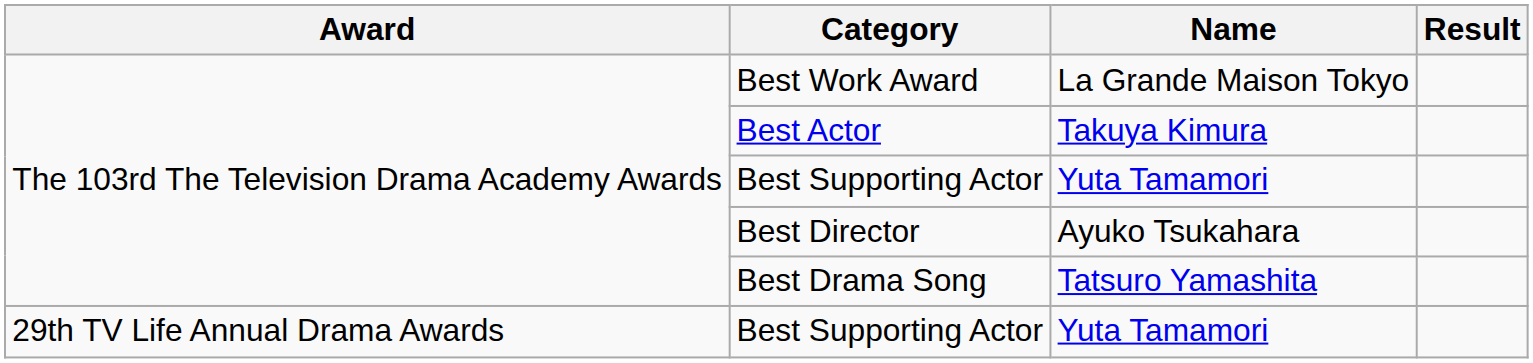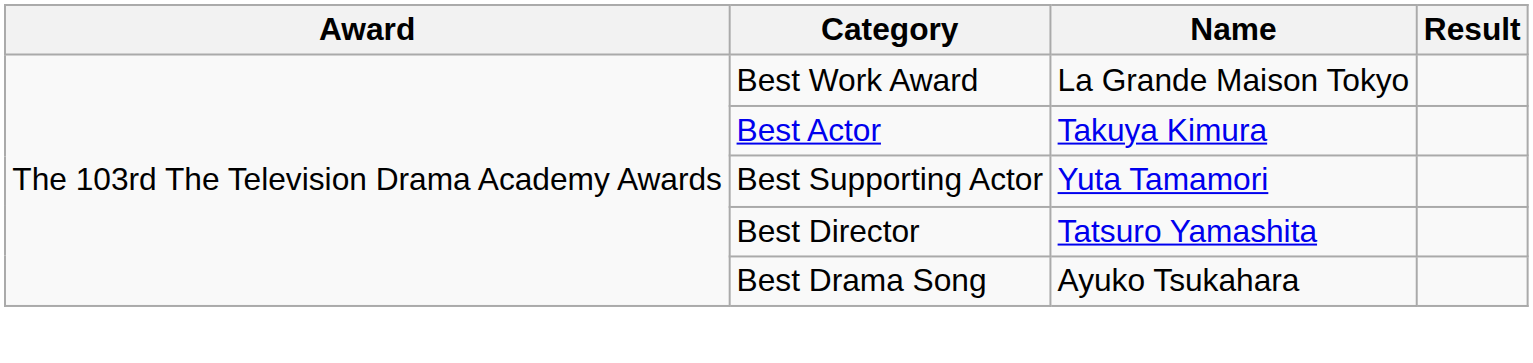(1179, 230) Ayuko Tsukahara -> (1187, 230) Tatsuro Yamashita
(1187, 280) Tatsuro Yamashita -> (1179, 280) Ayuko Tsukahara
- row: (258, 331)
